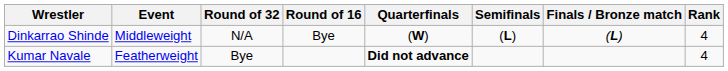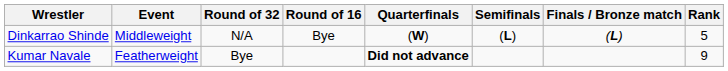(704, 36) 4 -> (704, 36) 5
(704, 57) 4 -> (704, 57) 9
